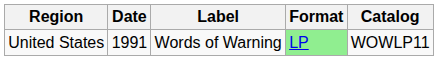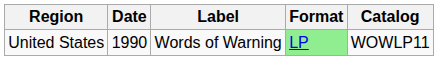(129, 42) 1991 -> (129, 42) 1990
